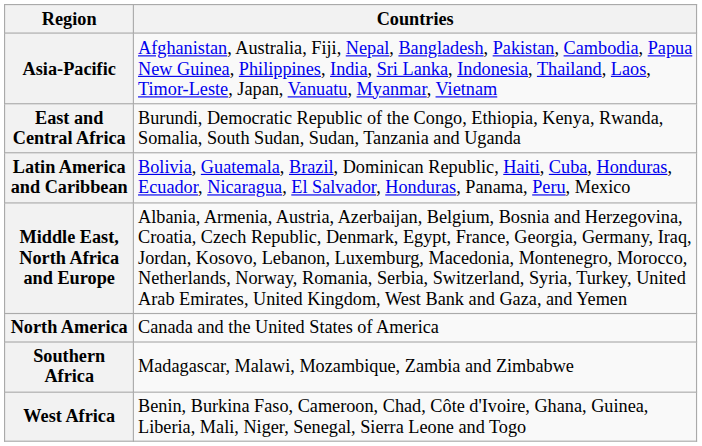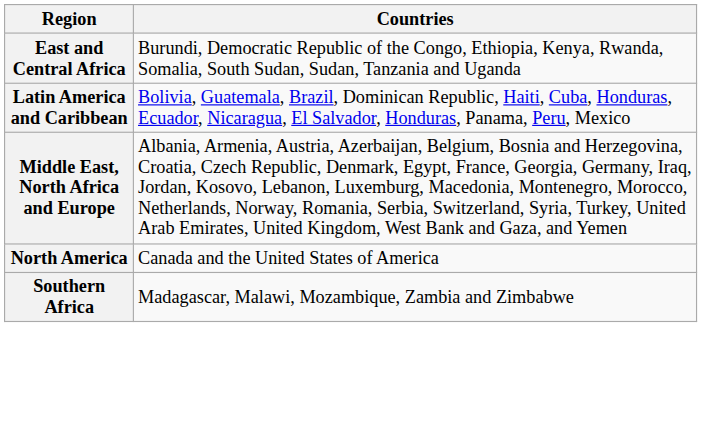- row: (69, 68)
- row: (69, 416)
